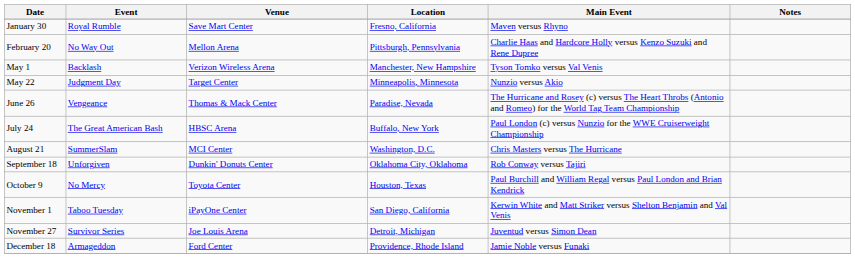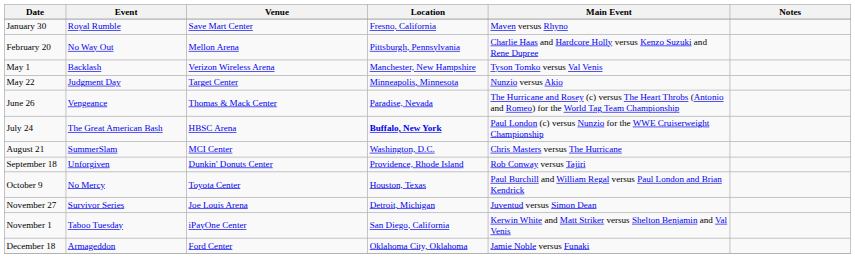(404, 128) normal -> (406, 128) bold
(419, 164) Oklahoma City, Oklahoma -> (417, 164) Providence, Rhode Island
rows swapped: (29, 210) <-> (31, 230)
(417, 245) Providence, Rhode Island -> (419, 245) Oklahoma City, Oklahoma
